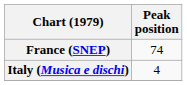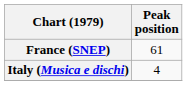(157, 49) 74 -> (157, 49) 61
